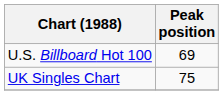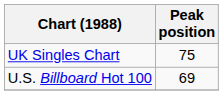rows swapped: (80, 55) <-> (64, 78)
